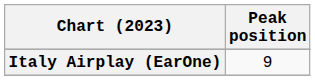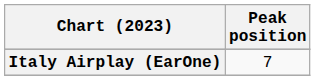(268, 63) 9 -> (268, 63) 7
